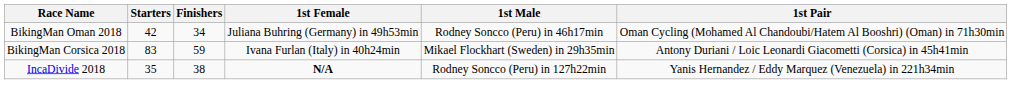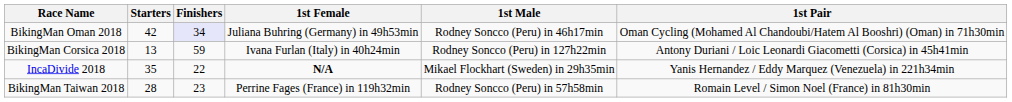(199, 32) no background -> (199, 32) lavender background
(151, 50) 83 -> (151, 50) 13
(519, 50) Mikael Flockhart (Sweden) in 29h35min -> (519, 50) Rodney Soncco (Peru) in 127h22min
(199, 69) 38 -> (199, 69) 22
(519, 69) Rodney Soncco (Peru) in 127h22min -> (519, 69) Mikael Flockhart (Sweden) in 29h35min
+ row: (66, 87)
